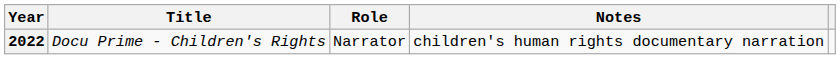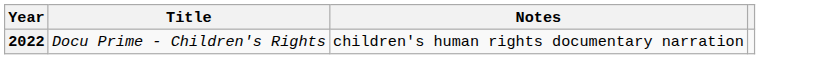- column: (370, 17)
